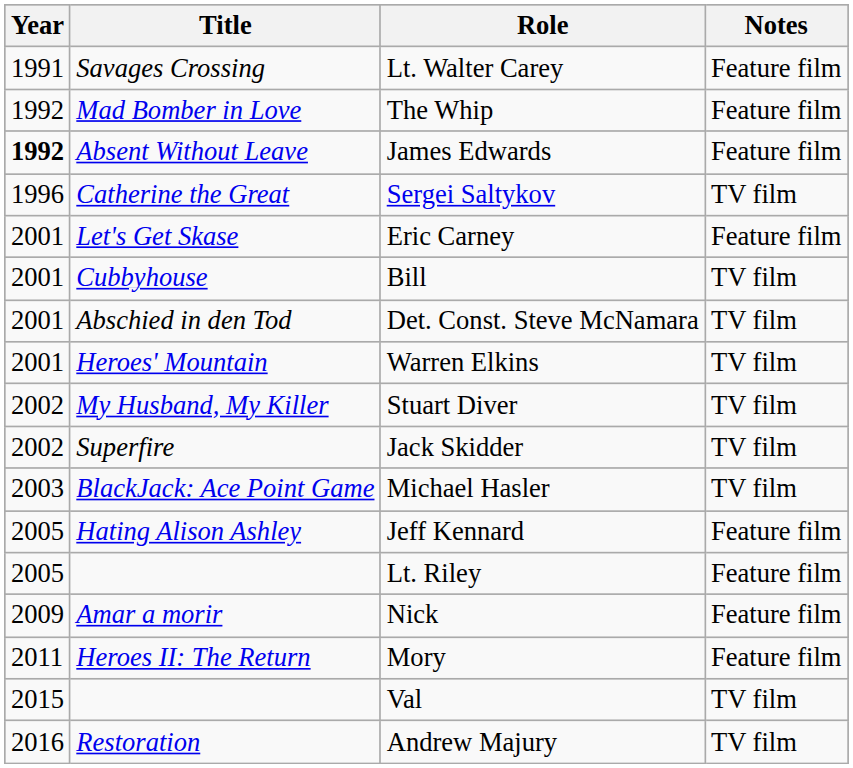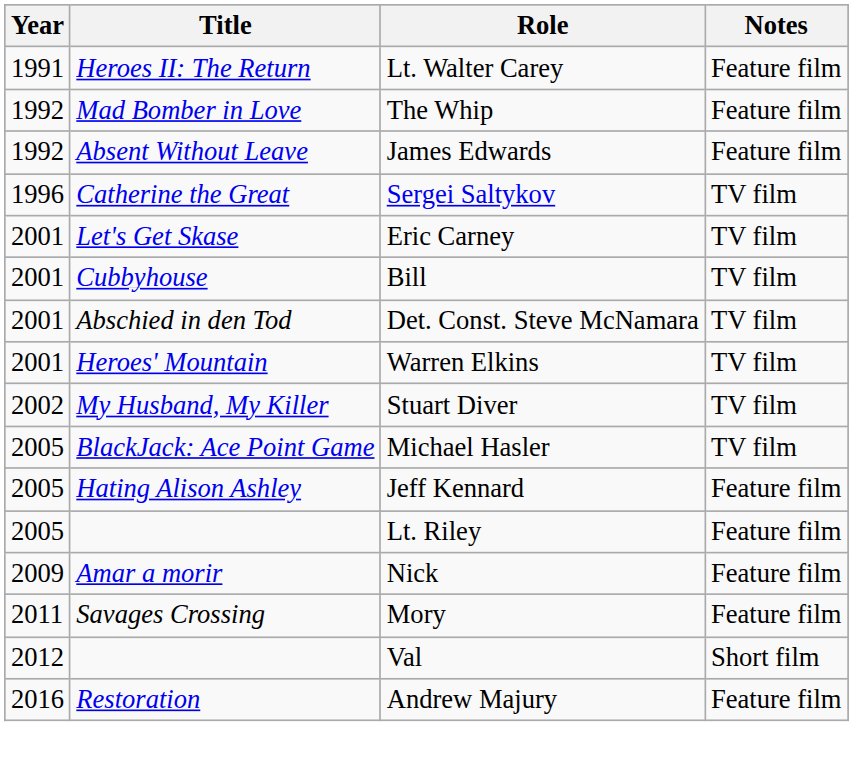(171, 67) Savages Crossing -> (193, 67) Heroes II: The Return
(38, 151) bold -> (38, 151) normal
(776, 236) Feature film -> (754, 236) TV film
- row: (455, 446)
(38, 488) 2003 -> (38, 446) 2005
(193, 657) Heroes II: The Return -> (171, 615) Savages Crossing
(38, 699) 2015 -> (38, 657) 2012
(754, 699) TV film -> (765, 657) Short film
(754, 741) TV film -> (776, 699) Feature film
